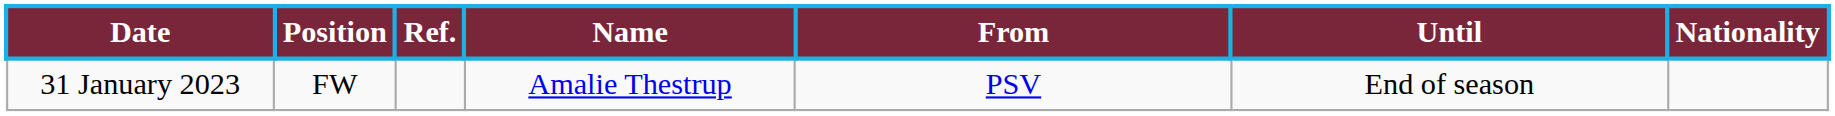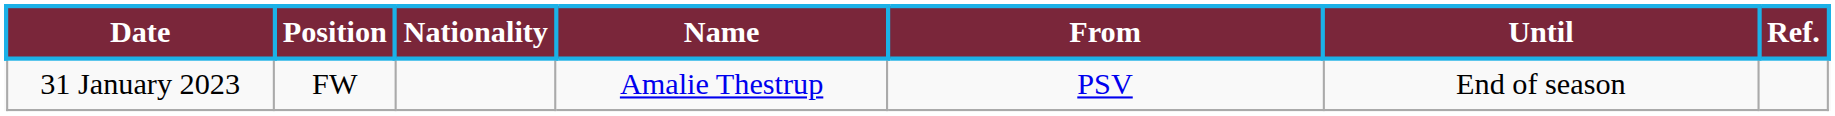columns swapped: (1748, 31) <-> (430, 31)
